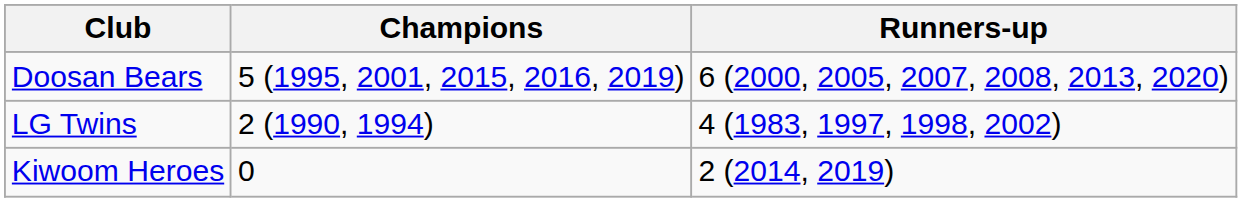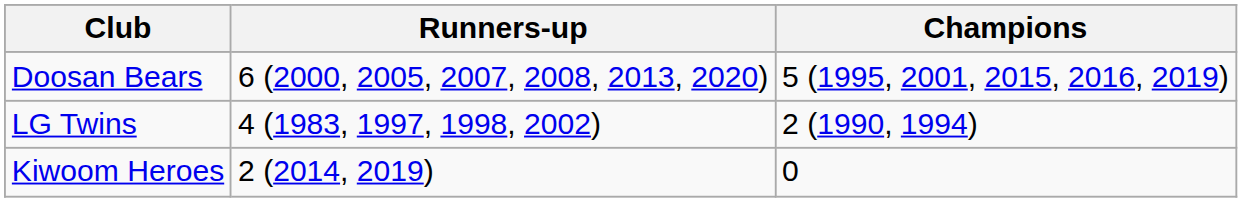columns swapped: (461, 28) <-> (964, 28)
